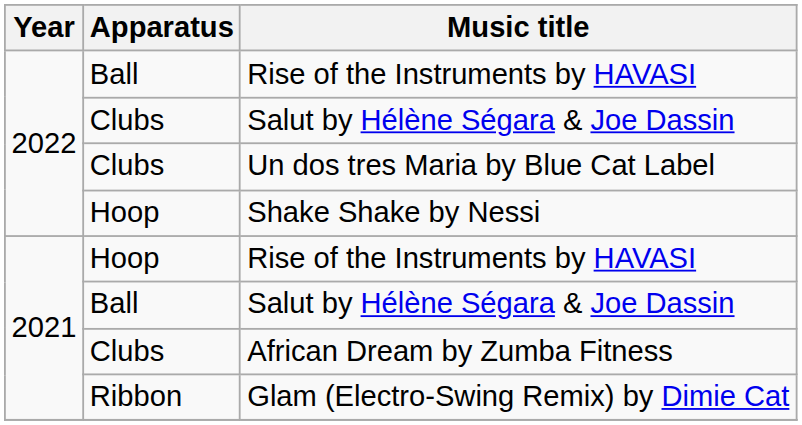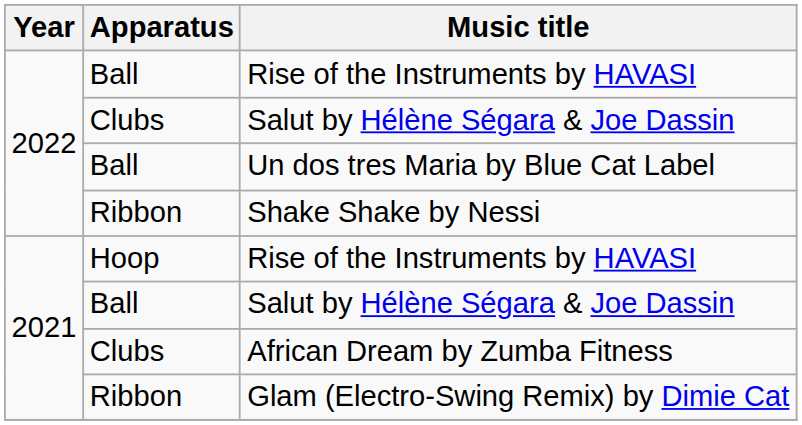(127, 166) Clubs -> (114, 166) Ball
(125, 212) Hoop -> (136, 212) Ribbon
